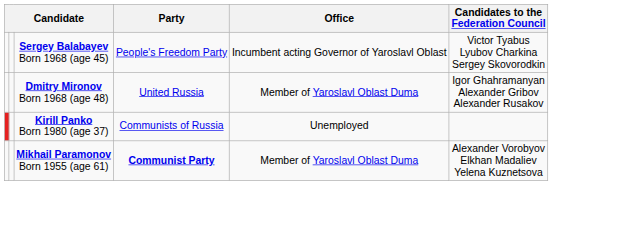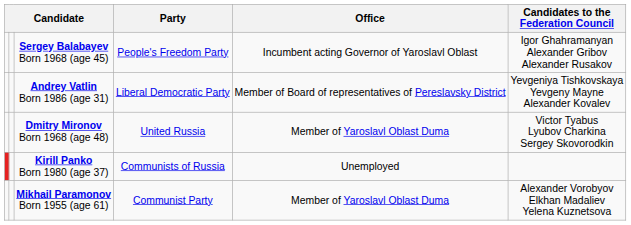(498, 52) Victor Tyabus Lyubov Charkina Sergey Skovorodkin -> (567, 52) Igor Ghahramanyan Alexander Gribov Alexander Rusakov
+ row: (64, 92)
(498, 92) Igor Ghahramanyan Alexander Gribov Alexander Rusakov -> (567, 132) Victor Tyabus Lyubov Charkina Sergey Skovorodkin
(172, 160) bold -> (173, 200) normal
